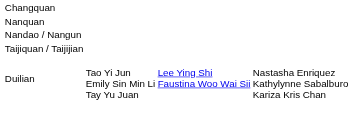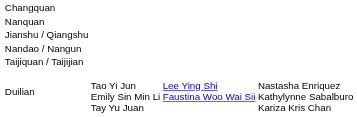+ row: (47, 35)
